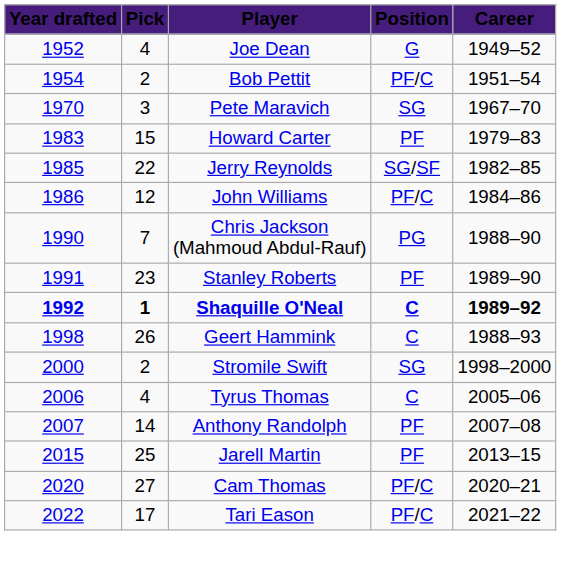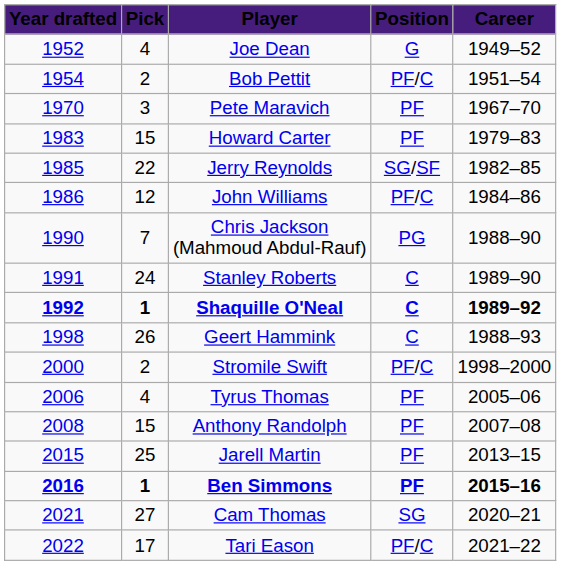(412, 108) SG -> (412, 108) PF
(145, 277) 23 -> (145, 277) 24
(412, 277) PF -> (412, 277) C
(412, 366) SG -> (412, 366) PF/C
(412, 396) C -> (412, 396) PF
(63, 426) 2007 -> (63, 426) 2008
(145, 426) 14 -> (145, 426) 15
+ row: (270, 485)
(63, 485) 2020 -> (63, 515) 2021
(412, 485) PF/C -> (412, 515) SG
